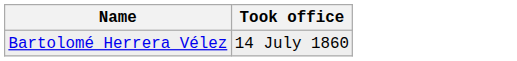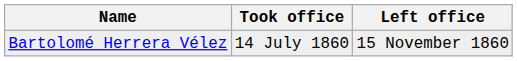+ column: (433, 18)
